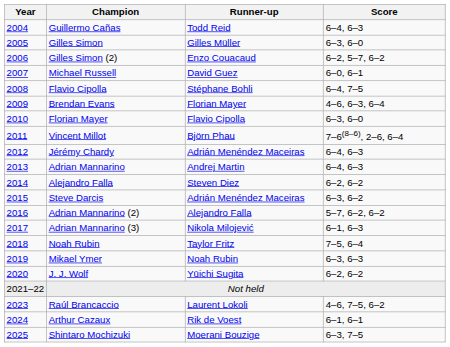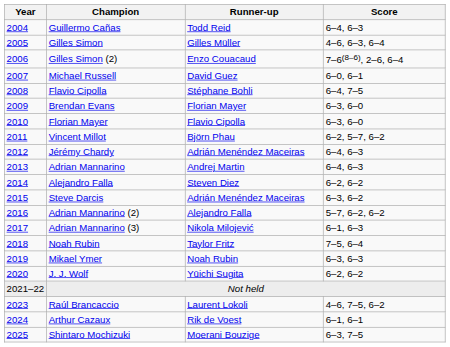(344, 43) 6–3, 6–0 -> (355, 43) 4–6, 6–3, 6–4
(355, 58) 6–2, 5–7, 6–2 -> (365, 59) 7–6(8–6), 2–6, 6–4
(355, 104) 4–6, 6–3, 6–4 -> (344, 106) 6–3, 6–0
(365, 136) 7–6(8–6), 2–6, 6–4 -> (355, 137) 6–2, 5–7, 6–2
